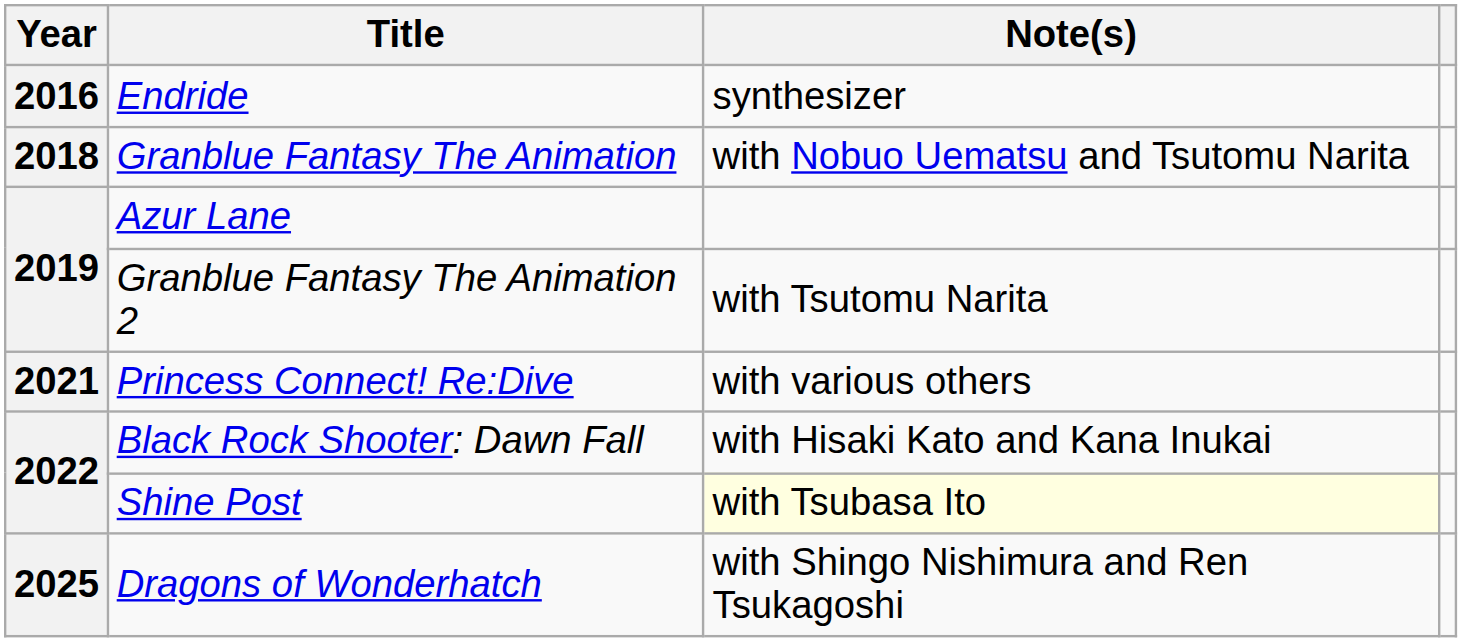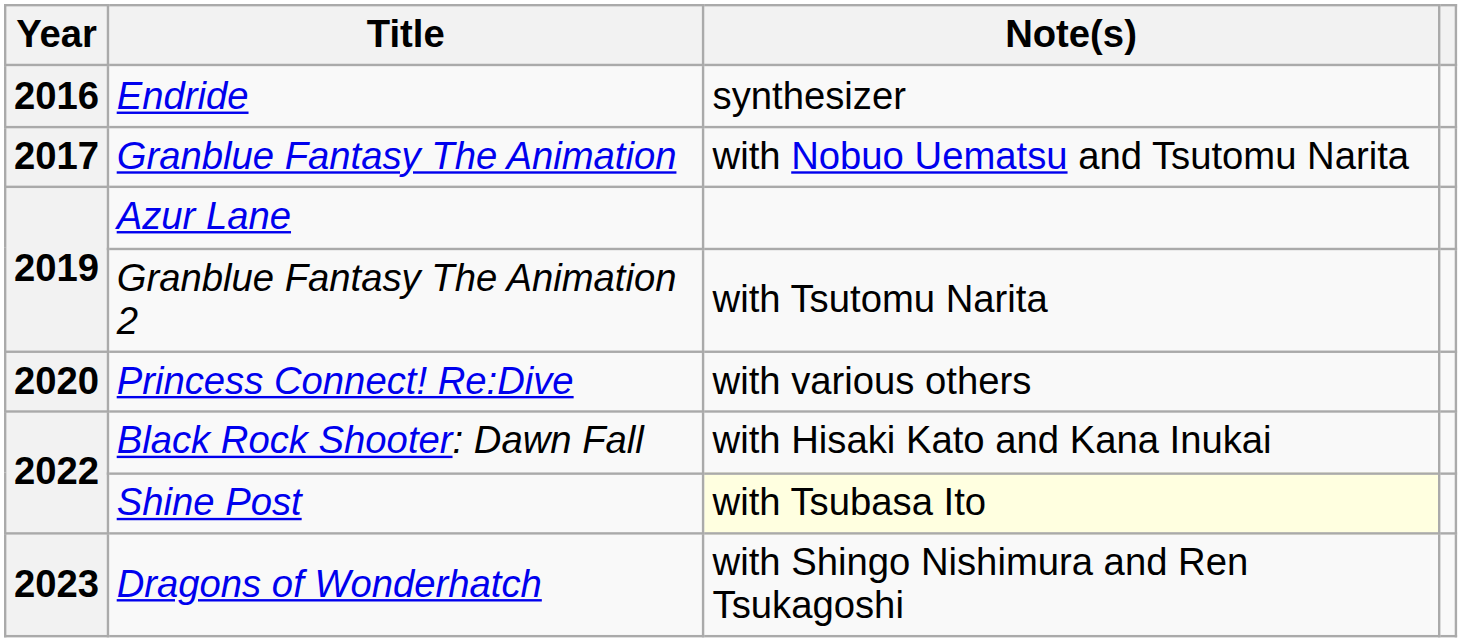(57, 156) 2018 -> (57, 156) 2017
(57, 381) 2021 -> (57, 381) 2020
(57, 584) 2025 -> (57, 584) 2023
